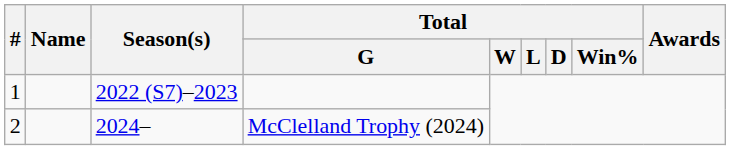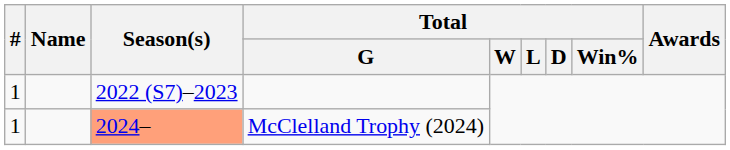(15, 126) 2 -> (15, 126) 1
(123, 126) no background -> (123, 126) lightsalmon background
